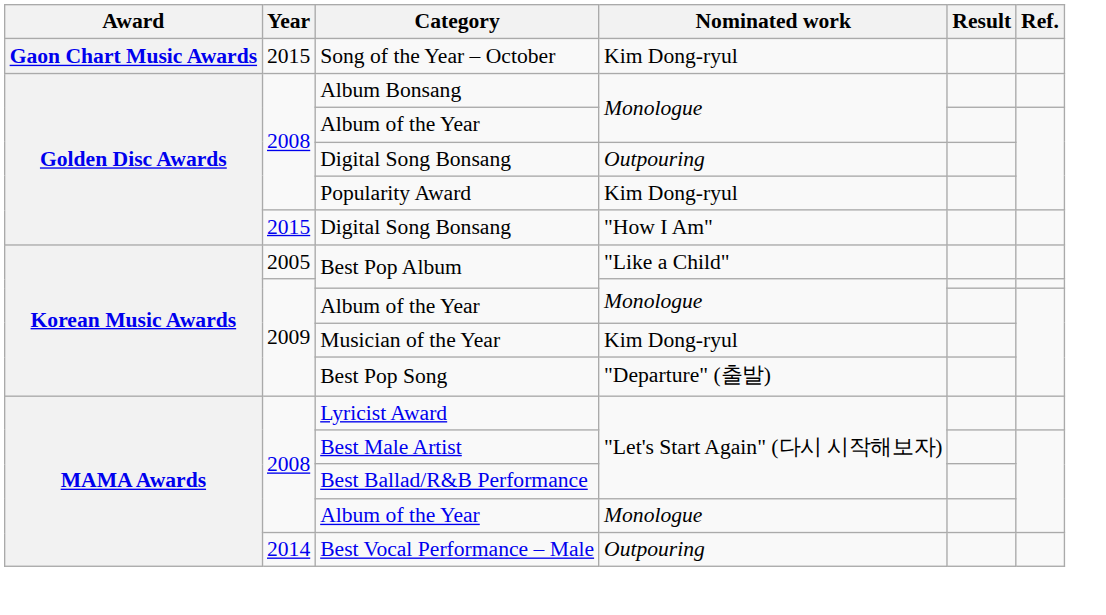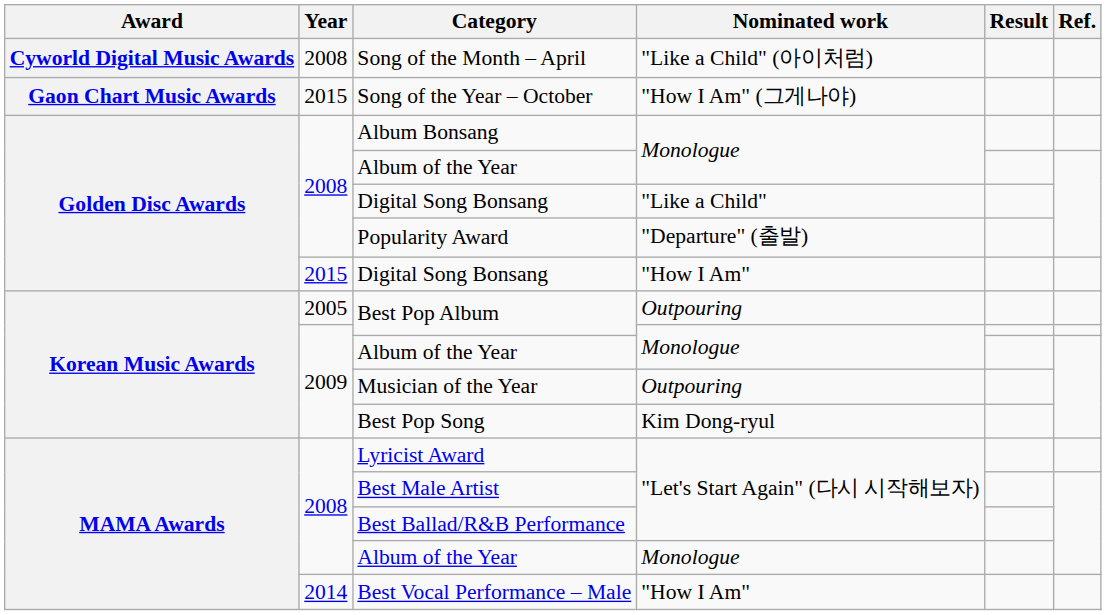+ row: (326, 57)
(671, 55) Kim Dong-ryul -> (749, 95) "How I Am" (그게나야)
(654, 158) Outpouring -> (704, 201) "Like a Child"
(671, 192) Kim Dong-ryul -> (725, 236) "Departure" (출발)
(667, 261) "Like a Child" -> (692, 307) Outpouring
(671, 339) Kim Dong-ryul -> (692, 386) Outpouring
(688, 375) "Departure" (출발) -> (708, 420) Kim Dong-ryul
(654, 549) Outpouring -> (696, 591) "How I Am"
